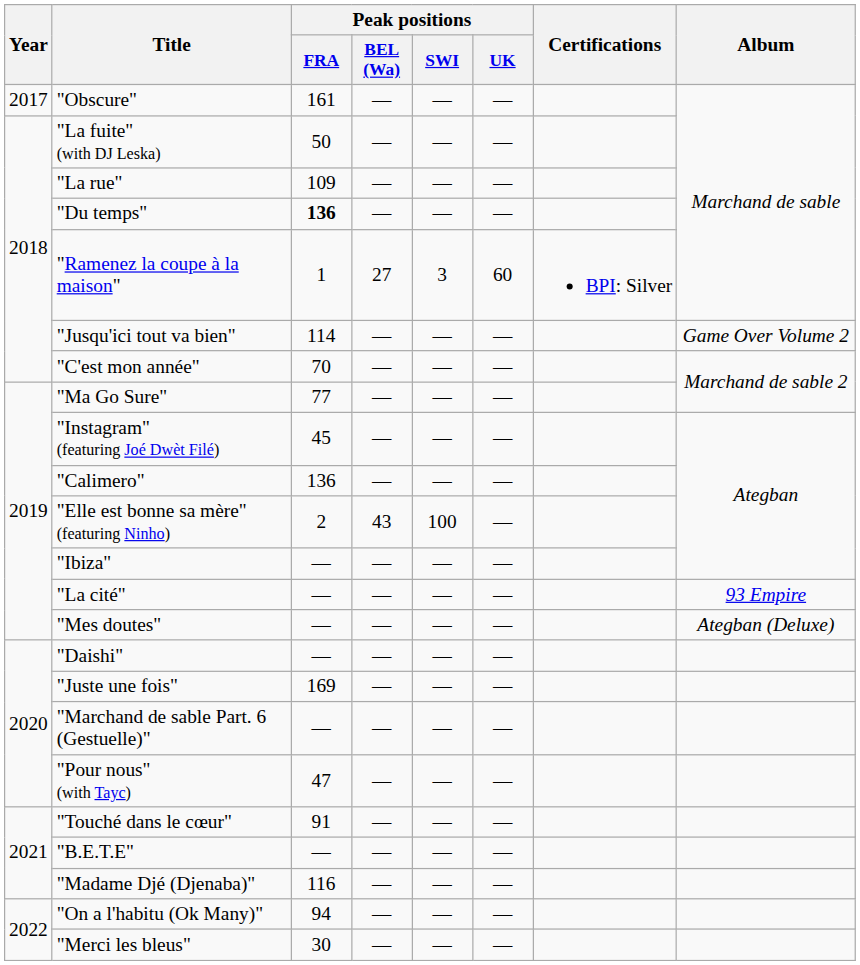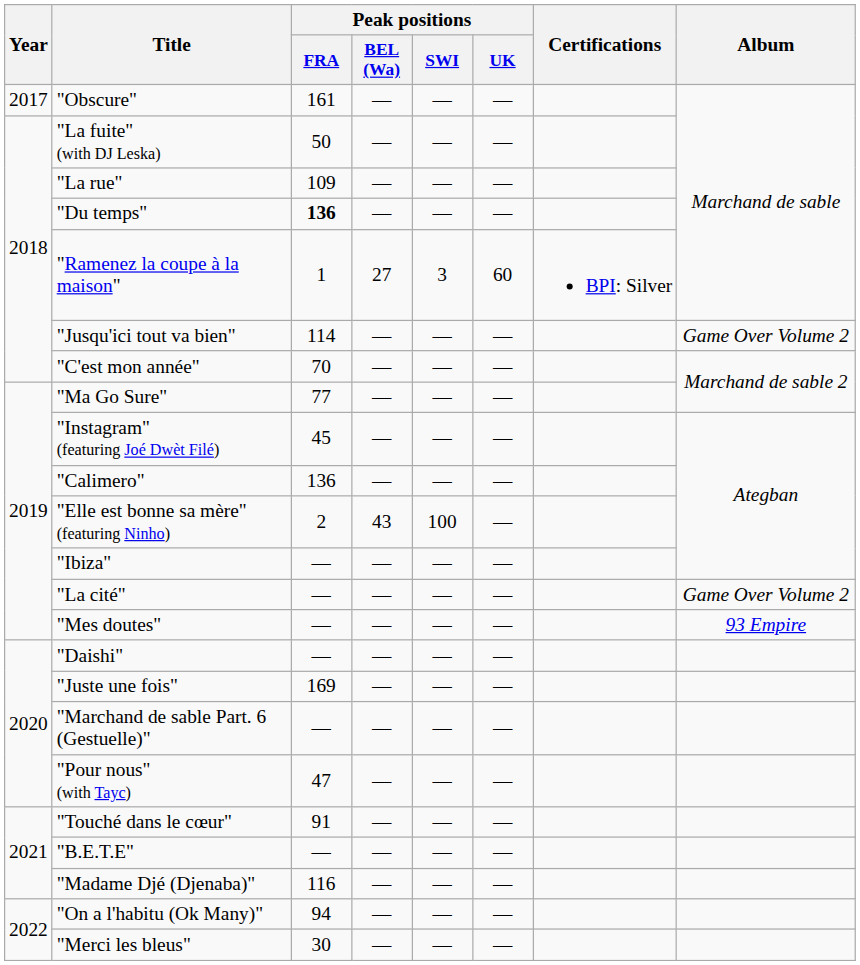(766, 594) 93 Empire -> (766, 594) Game Over Volume 2
(766, 624) Ategban (Deluxe) -> (766, 624) 93 Empire
